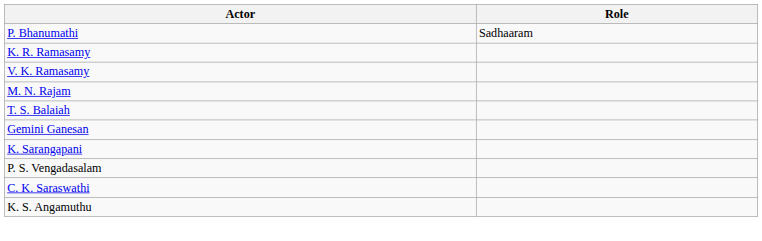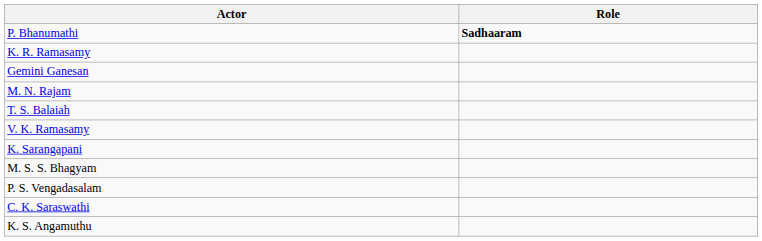(506, 33) normal -> (492, 33) bold
rows swapped: (48, 129) <-> (48, 71)
+ row: (52, 168)
